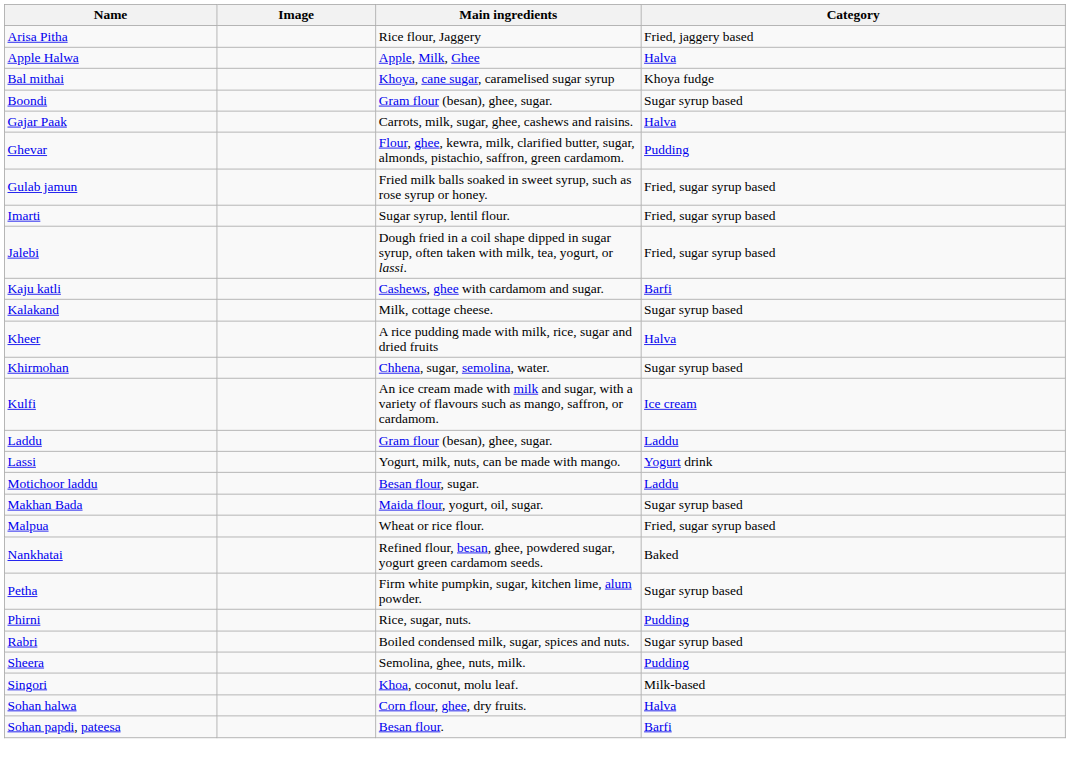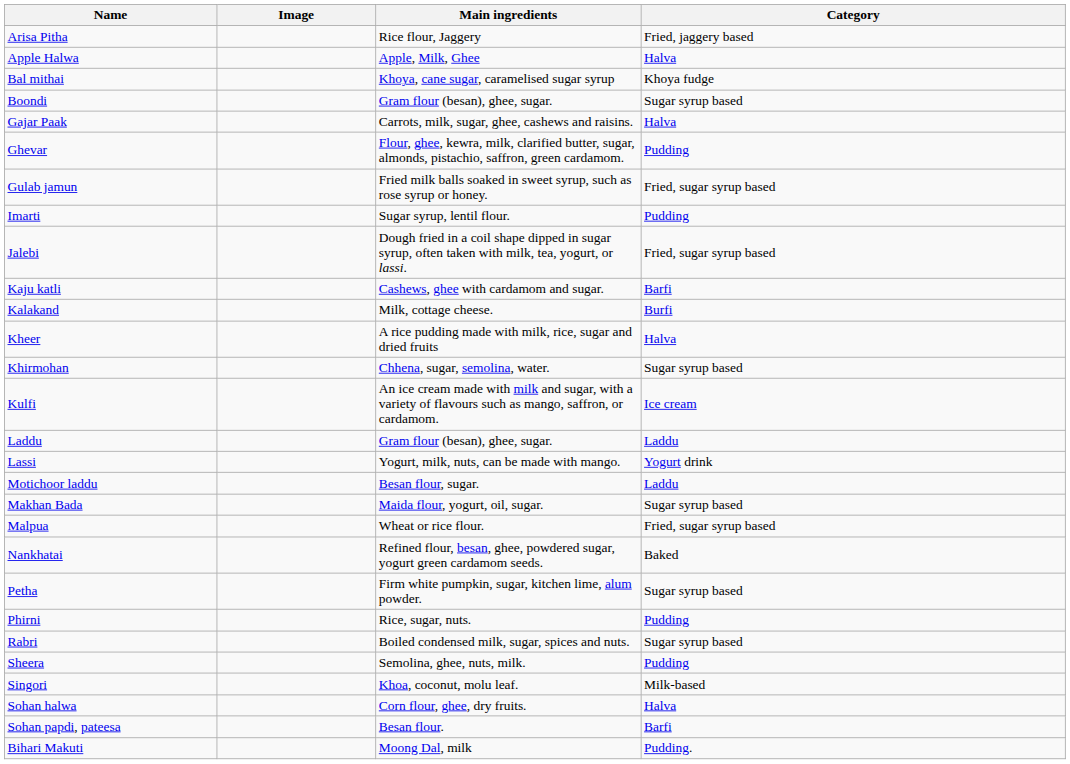(710, 215) Fried, sugar syrup based -> (666, 215) Pudding
(693, 310) Sugar syrup based -> (658, 310) Burfi
+ row: (45, 748)
